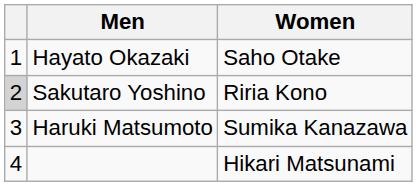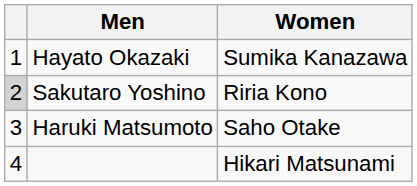(282, 57) Saho Otake -> (315, 57) Sumika Kanazawa
(315, 127) Sumika Kanazawa -> (282, 127) Saho Otake
